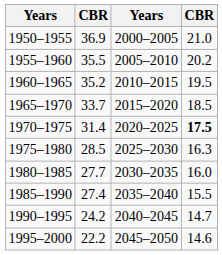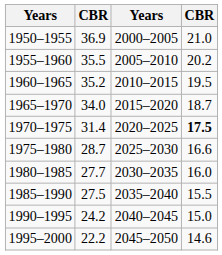(93, 105) 33.7 -> (93, 105) 34.0
(199, 105) 18.5 -> (199, 105) 18.7
(93, 149) 28.5 -> (93, 149) 28.7
(199, 149) 16.3 -> (199, 149) 16.6
(93, 194) 27.4 -> (93, 194) 27.5
(199, 216) 14.7 -> (199, 216) 15.0
